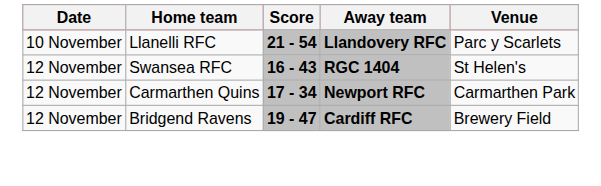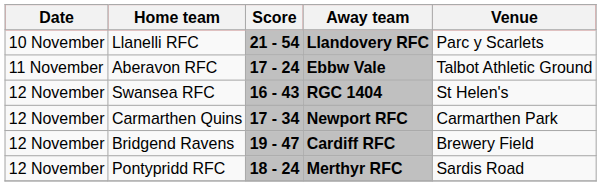+ row: (165, 68)
+ row: (169, 169)
